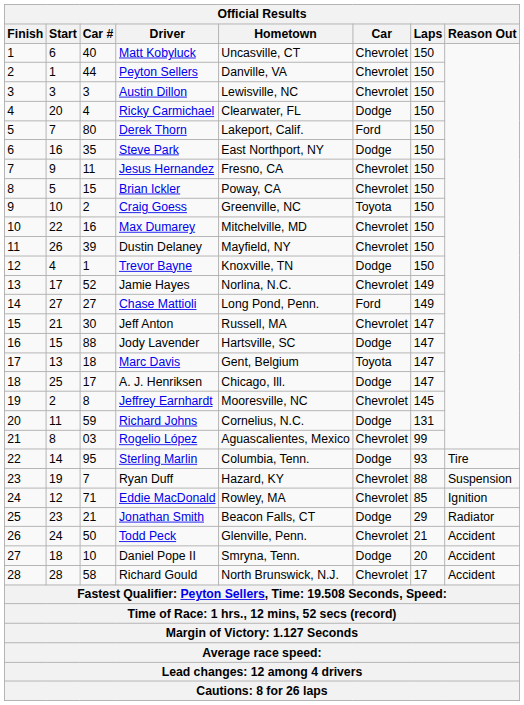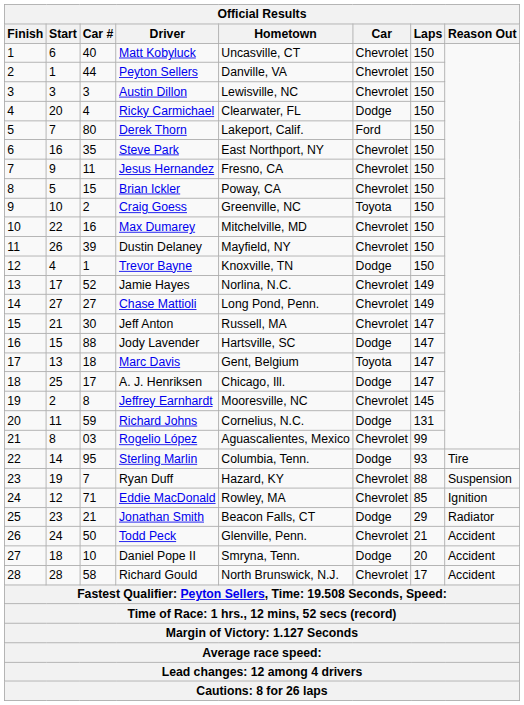(374, 150) Dodge -> (382, 150) Chevrolet
(368, 305) Ford -> (382, 305) Chevrolet
